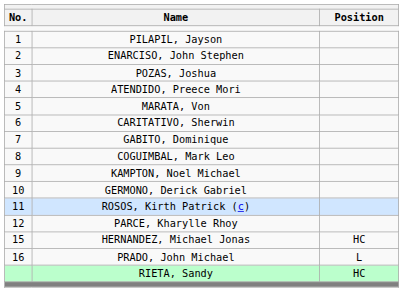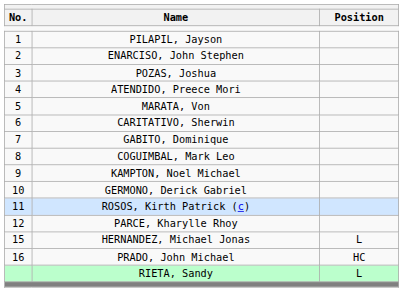(359, 240) HC -> (359, 240) L
(359, 257) L -> (359, 257) HC
(359, 274) HC -> (359, 274) L
